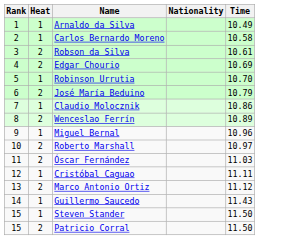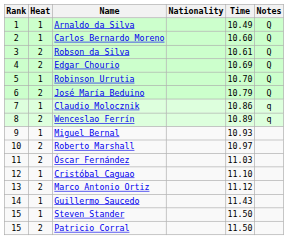+ column: (269, 11)
(240, 38) 10.58 -> (240, 38) 10.60
(240, 133) 10.96 -> (240, 133) 10.93
(240, 174) 11.11 -> (240, 174) 11.10
